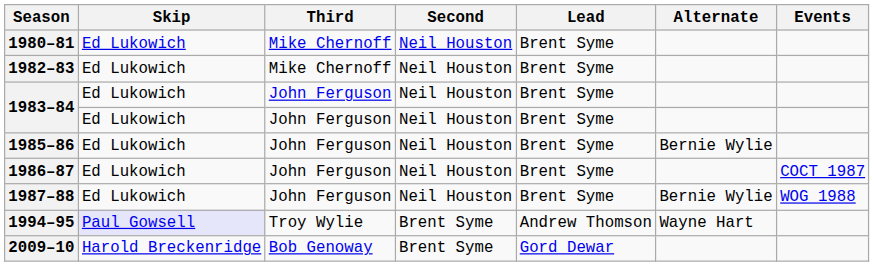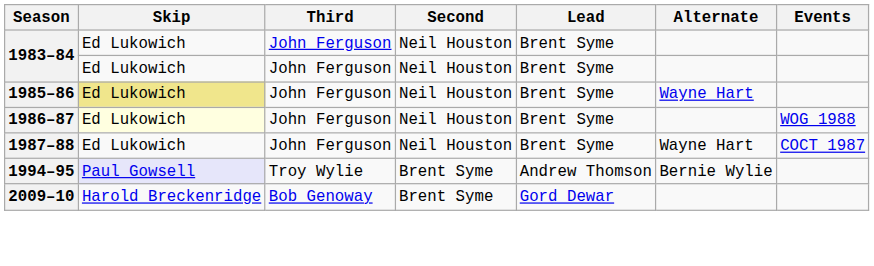- row: (41, 43)
- row: (41, 69)
(134, 146) no background -> (134, 94) khaki background
(716, 146) Bernie Wylie -> (707, 94) Wayne Hart
(134, 171) no background -> (134, 120) lightyellow background
(823, 171) COCT 1987 -> (818, 120) WOG 1988
(716, 197) Bernie Wylie -> (707, 146) Wayne Hart
(818, 197) WOG 1988 -> (823, 146) COCT 1987
(707, 223) Wayne Hart -> (716, 171) Bernie Wylie
